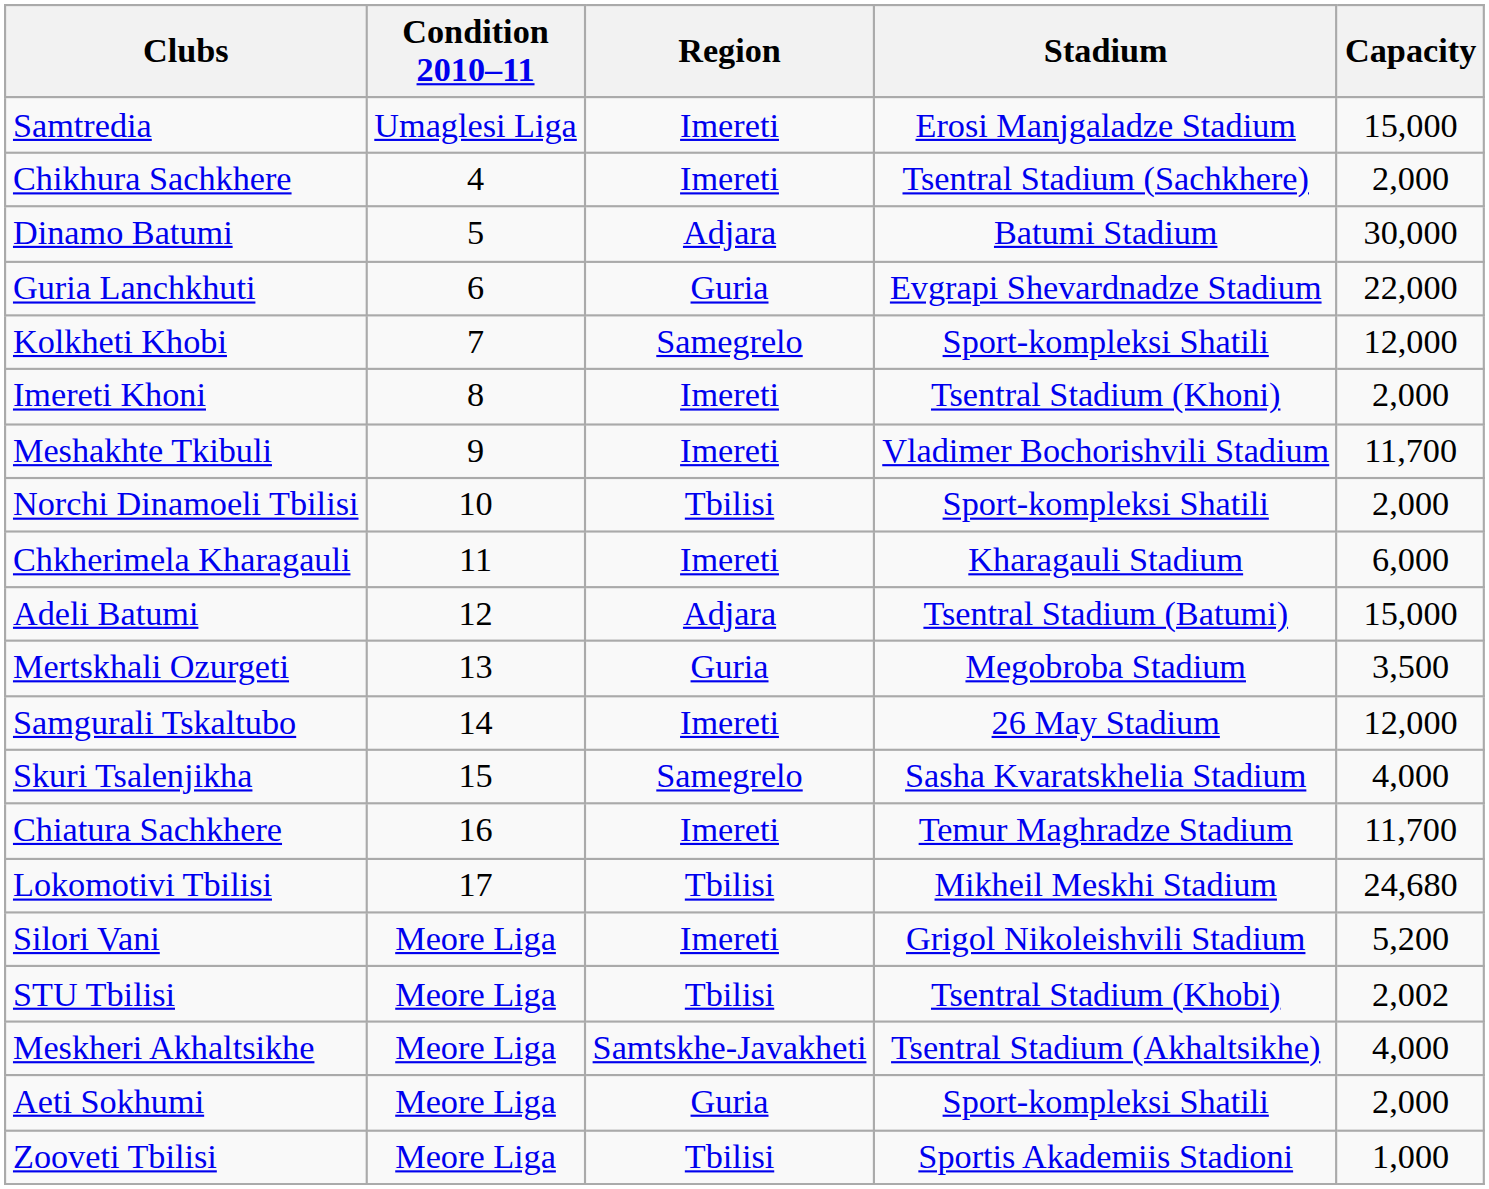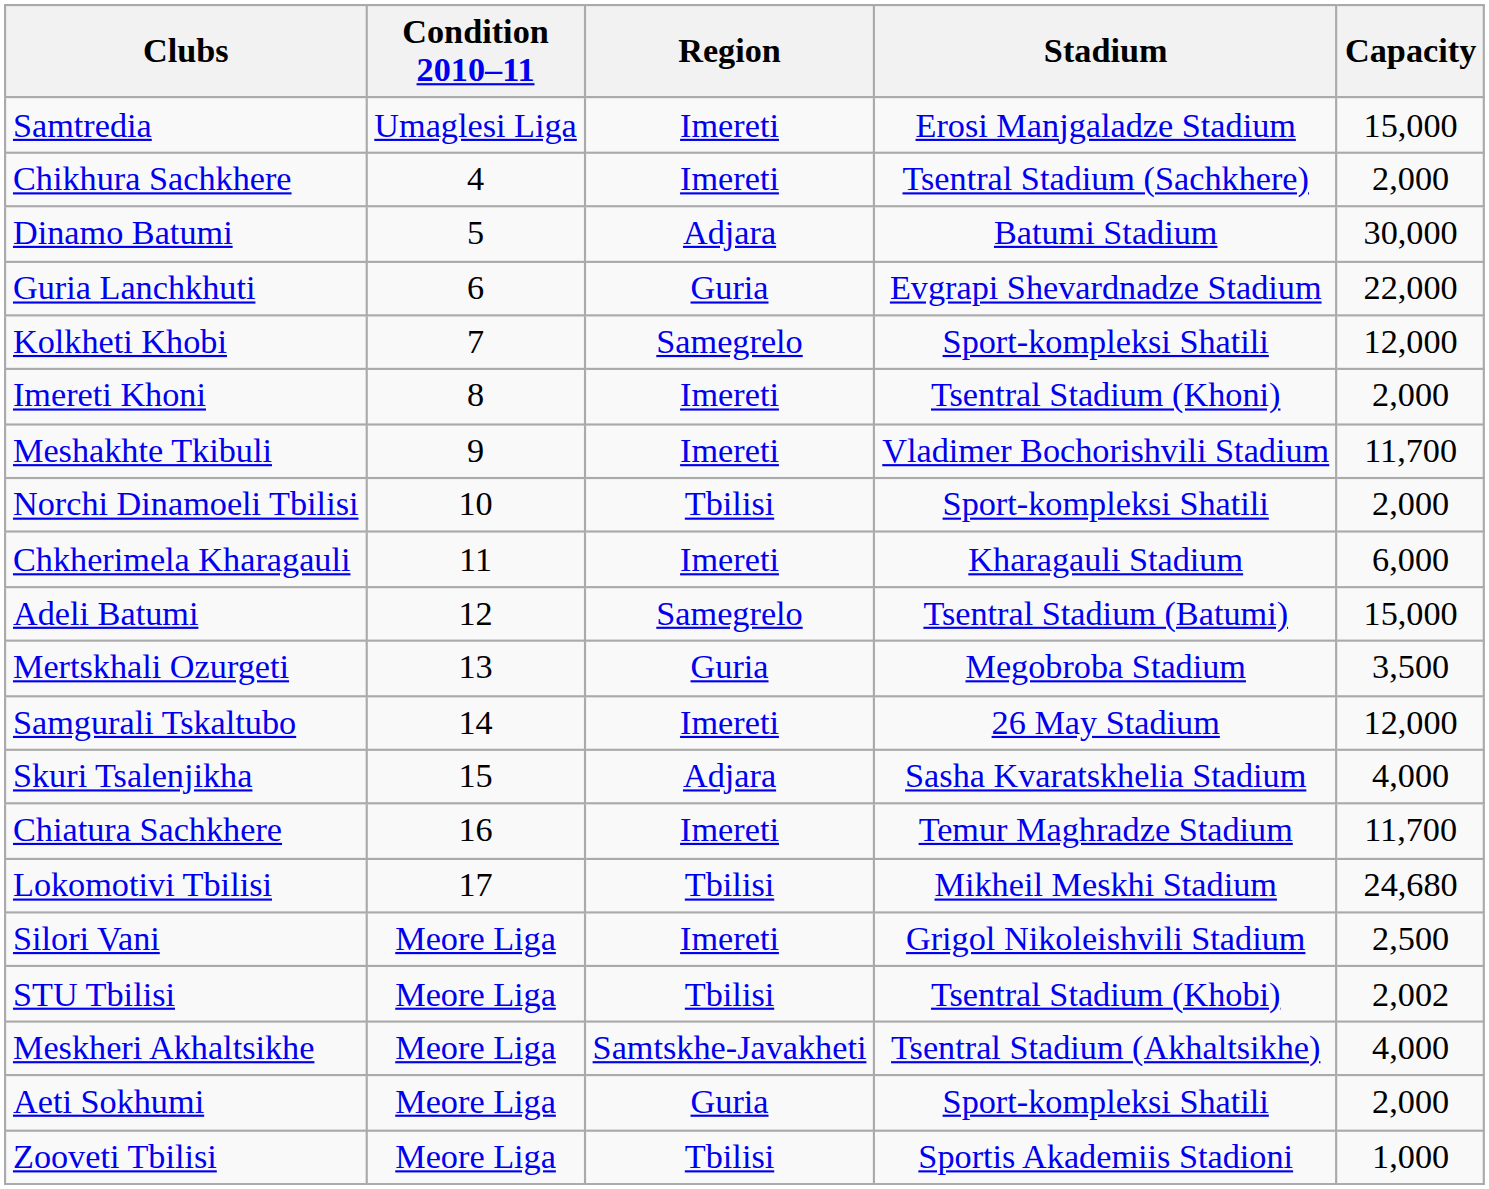(730, 613) Adjara -> (730, 613) Samegrelo
(730, 776) Samegrelo -> (730, 776) Adjara
(1411, 939) 5,200 -> (1411, 939) 2,500
